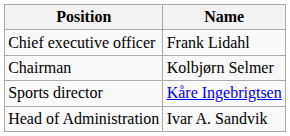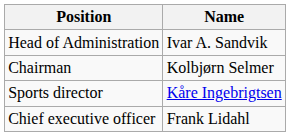rows swapped: (82, 42) <-> (84, 118)
